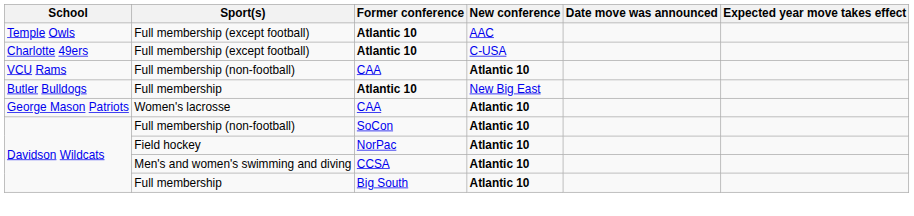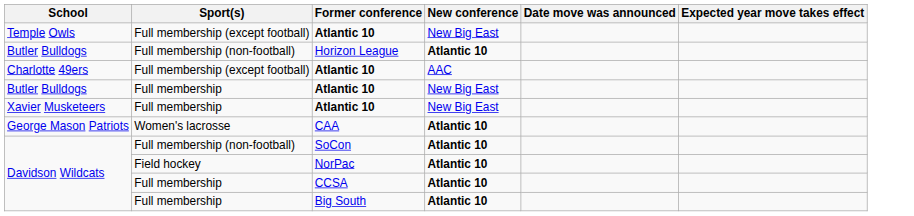(482, 32) AAC -> (463, 32) New Big East
+ row: (47, 51)
(488, 51) C-USA -> (440, 70) AAC
- row: (37, 70)
+ row: (56, 107)
(243, 164) Men's and women's swimming and diving -> (178, 182) Full membership
